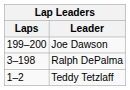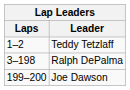rows swapped: (82, 77) <-> (79, 45)
